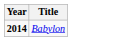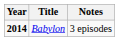+ column: (91, 12)
